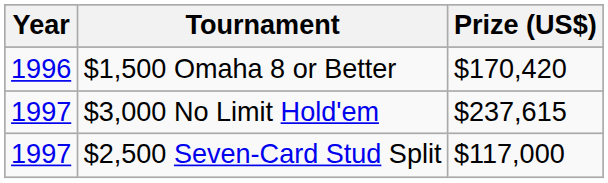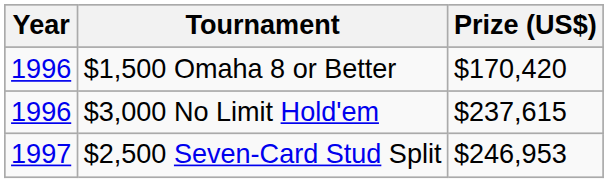(41, 111) 1997 -> (41, 111) 1996
(509, 154) $117,000 -> (510, 154) $246,953
